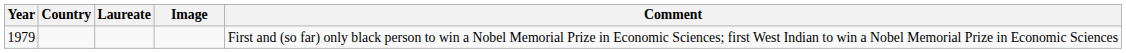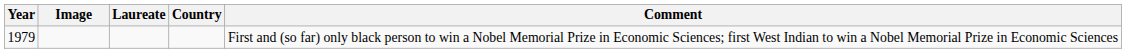columns swapped: (189, 15) <-> (66, 15)
